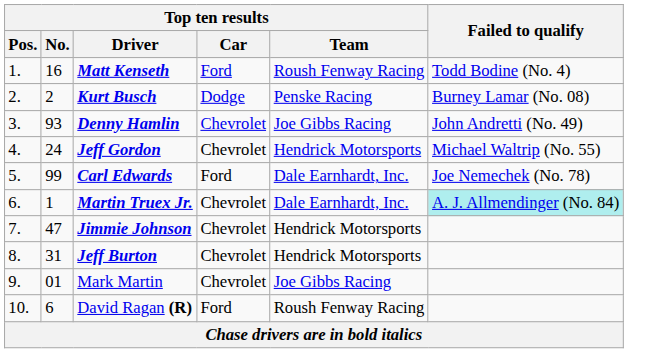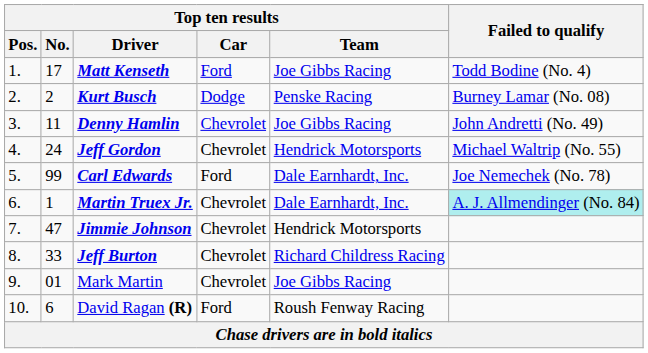(53, 70) 16 -> (53, 70) 17
(349, 70) Roush Fenway Racing -> (332, 70) Joe Gibbs Racing
(53, 123) 93 -> (53, 123) 11
(53, 255) 31 -> (53, 255) 33
(347, 255) Hendrick Motorsports -> (359, 255) Richard Childress Racing
